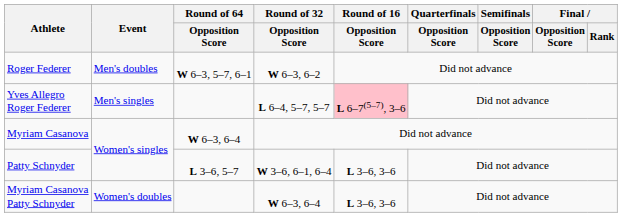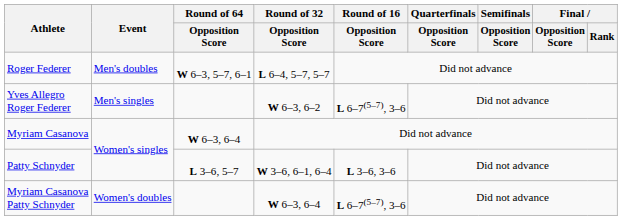(294, 75) W 6–3, 6–2 -> (294, 75) L 6–4, 5–7, 5–7
(294, 107) L 6–4, 5–7, 5–7 -> (294, 107) W 6–3, 6–2
(371, 107) pink background -> (371, 107) no background
(371, 203) L 3–6, 3–6 -> (371, 204) L 6–7(5–7), 3–6
